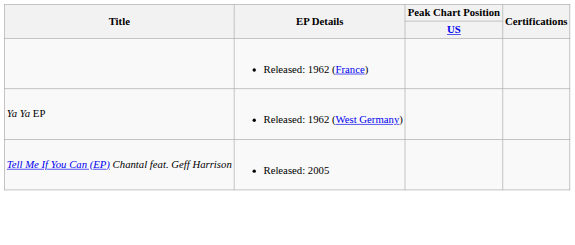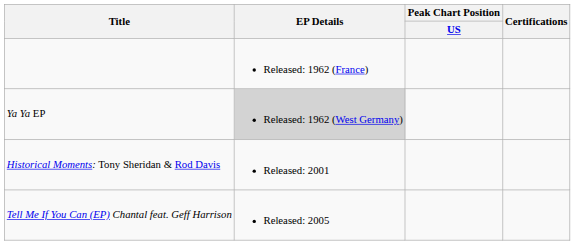(320, 120) no background -> (320, 120) lightgrey background
+ row: (114, 164)
